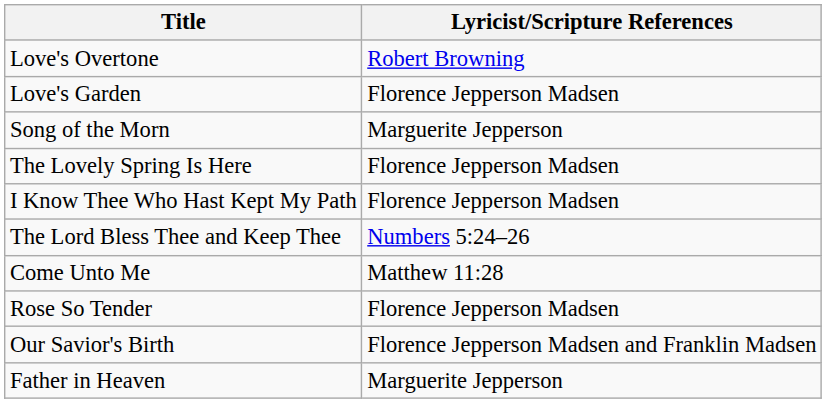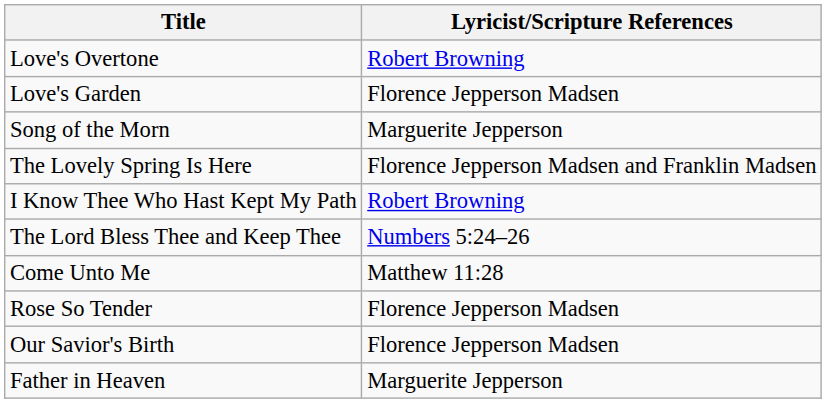(493, 165) Florence Jepperson Madsen -> (592, 165) Florence Jepperson Madsen and Franklin Madsen
(493, 201) Florence Jepperson Madsen -> (446, 201) Robert Browning
(592, 344) Florence Jepperson Madsen and Franklin Madsen -> (493, 344) Florence Jepperson Madsen
